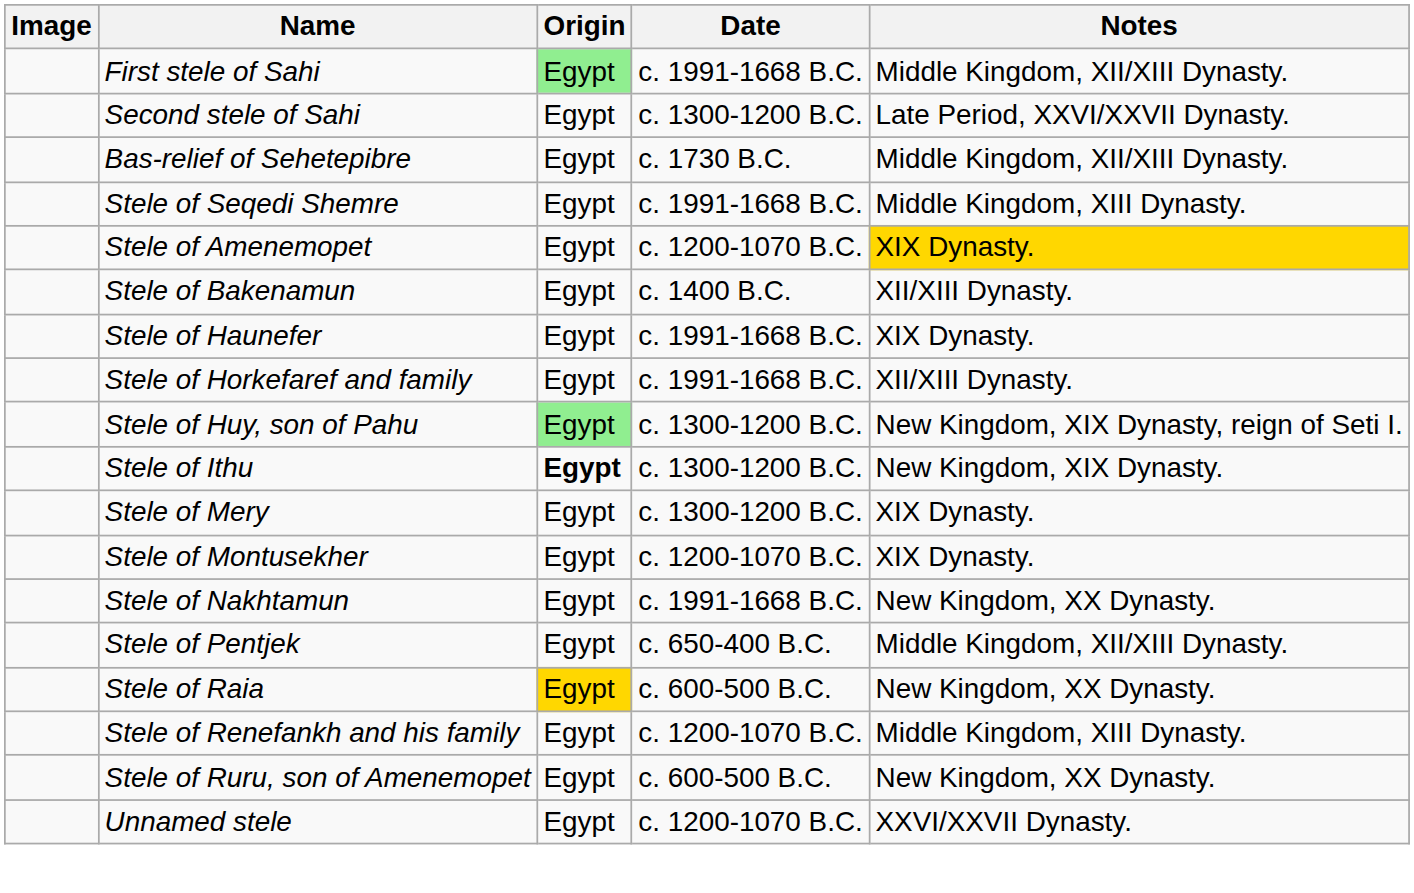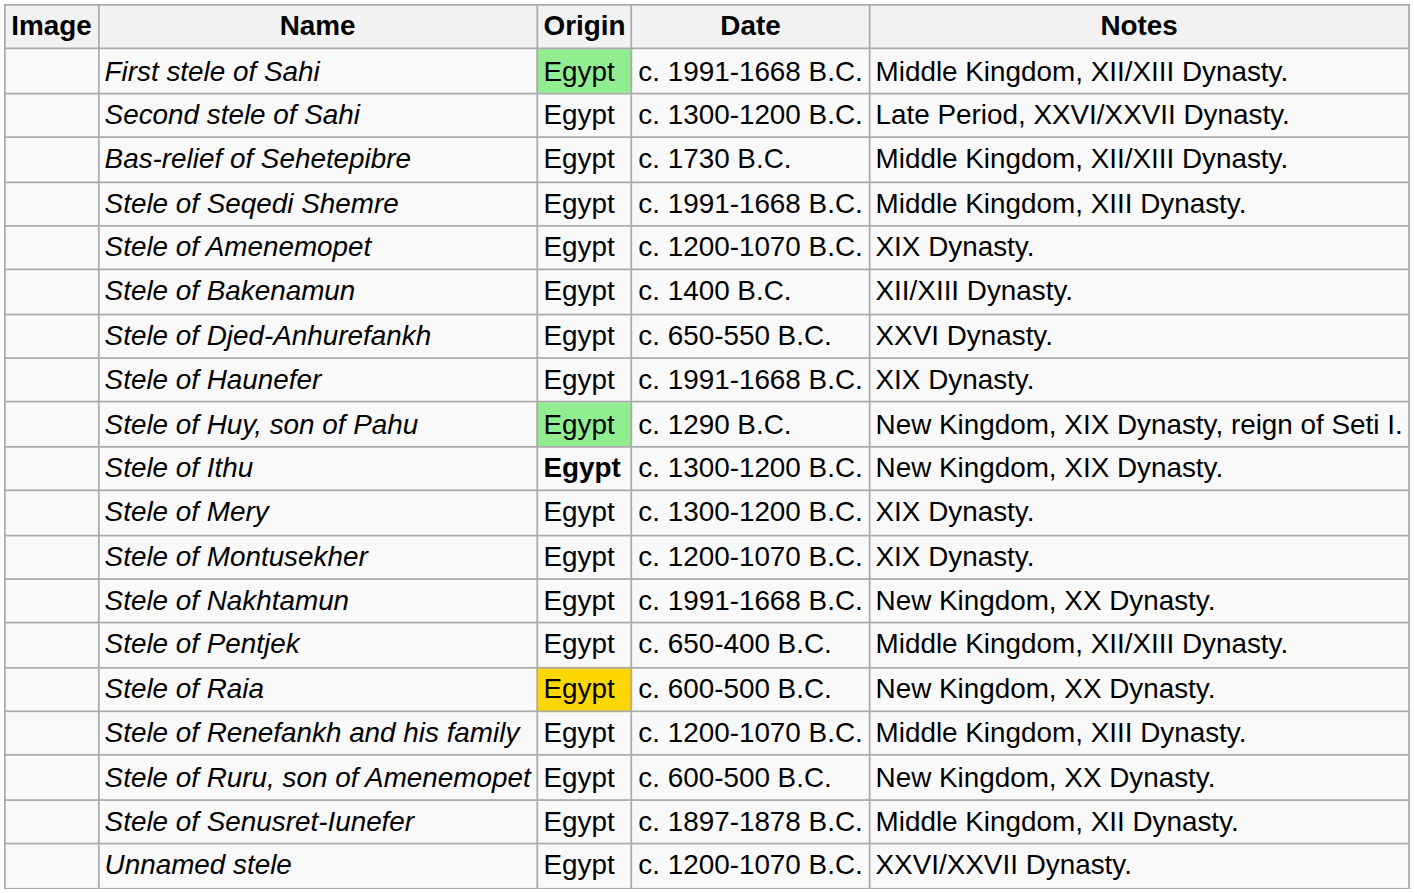(955, 247) gold background -> (955, 247) no background
+ row: (268, 335)
- row: (288, 379)
(751, 423) c. 1300-1200 B.C. -> (715, 423) c. 1290 B.C.
+ row: (259, 821)
